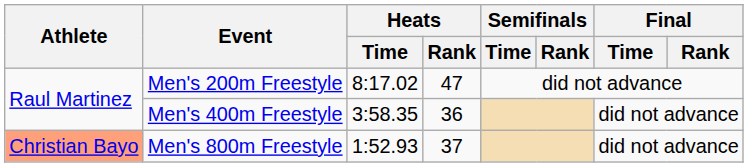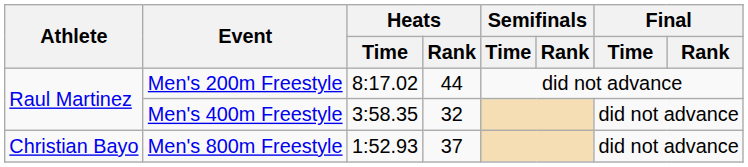(452, 84) 47 -> (452, 84) 44
(452, 115) 36 -> (452, 115) 32
(74, 146) lightsalmon background -> (74, 146) no background
